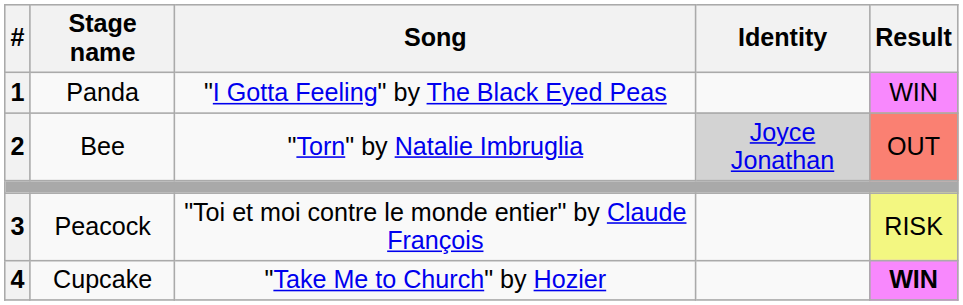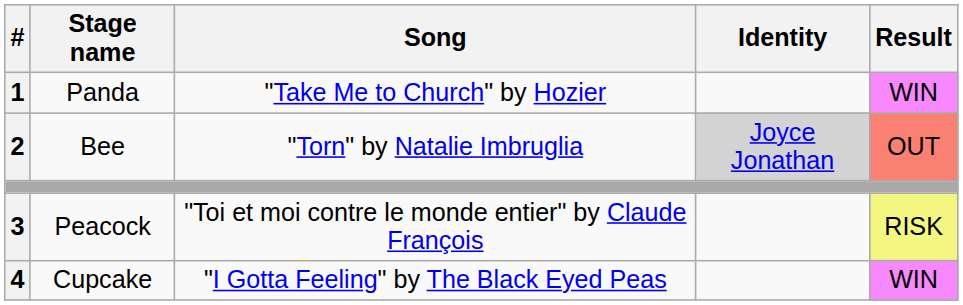(435, 92) "I Gotta Feeling" by The Black Eyed Peas -> (435, 92) "Take Me to Church" by Hozier
(435, 280) "Take Me to Church" by Hozier -> (435, 280) "I Gotta Feeling" by The Black Eyed Peas
(914, 280) bold -> (914, 280) normal
